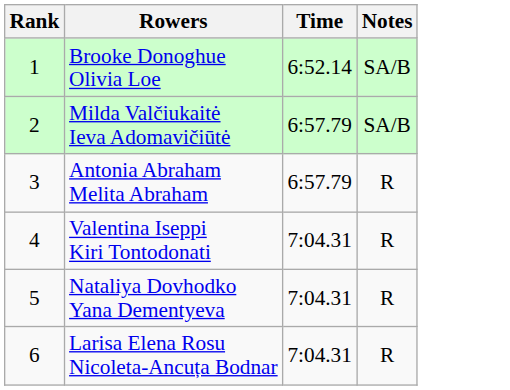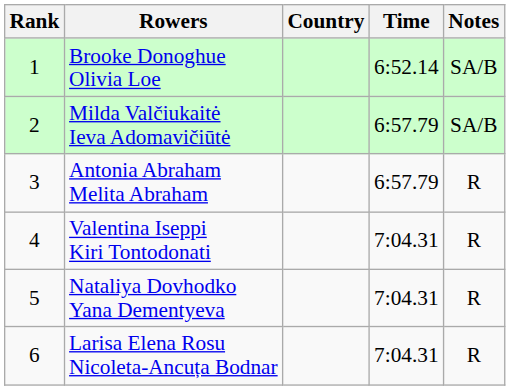+ column: (326, 21)
